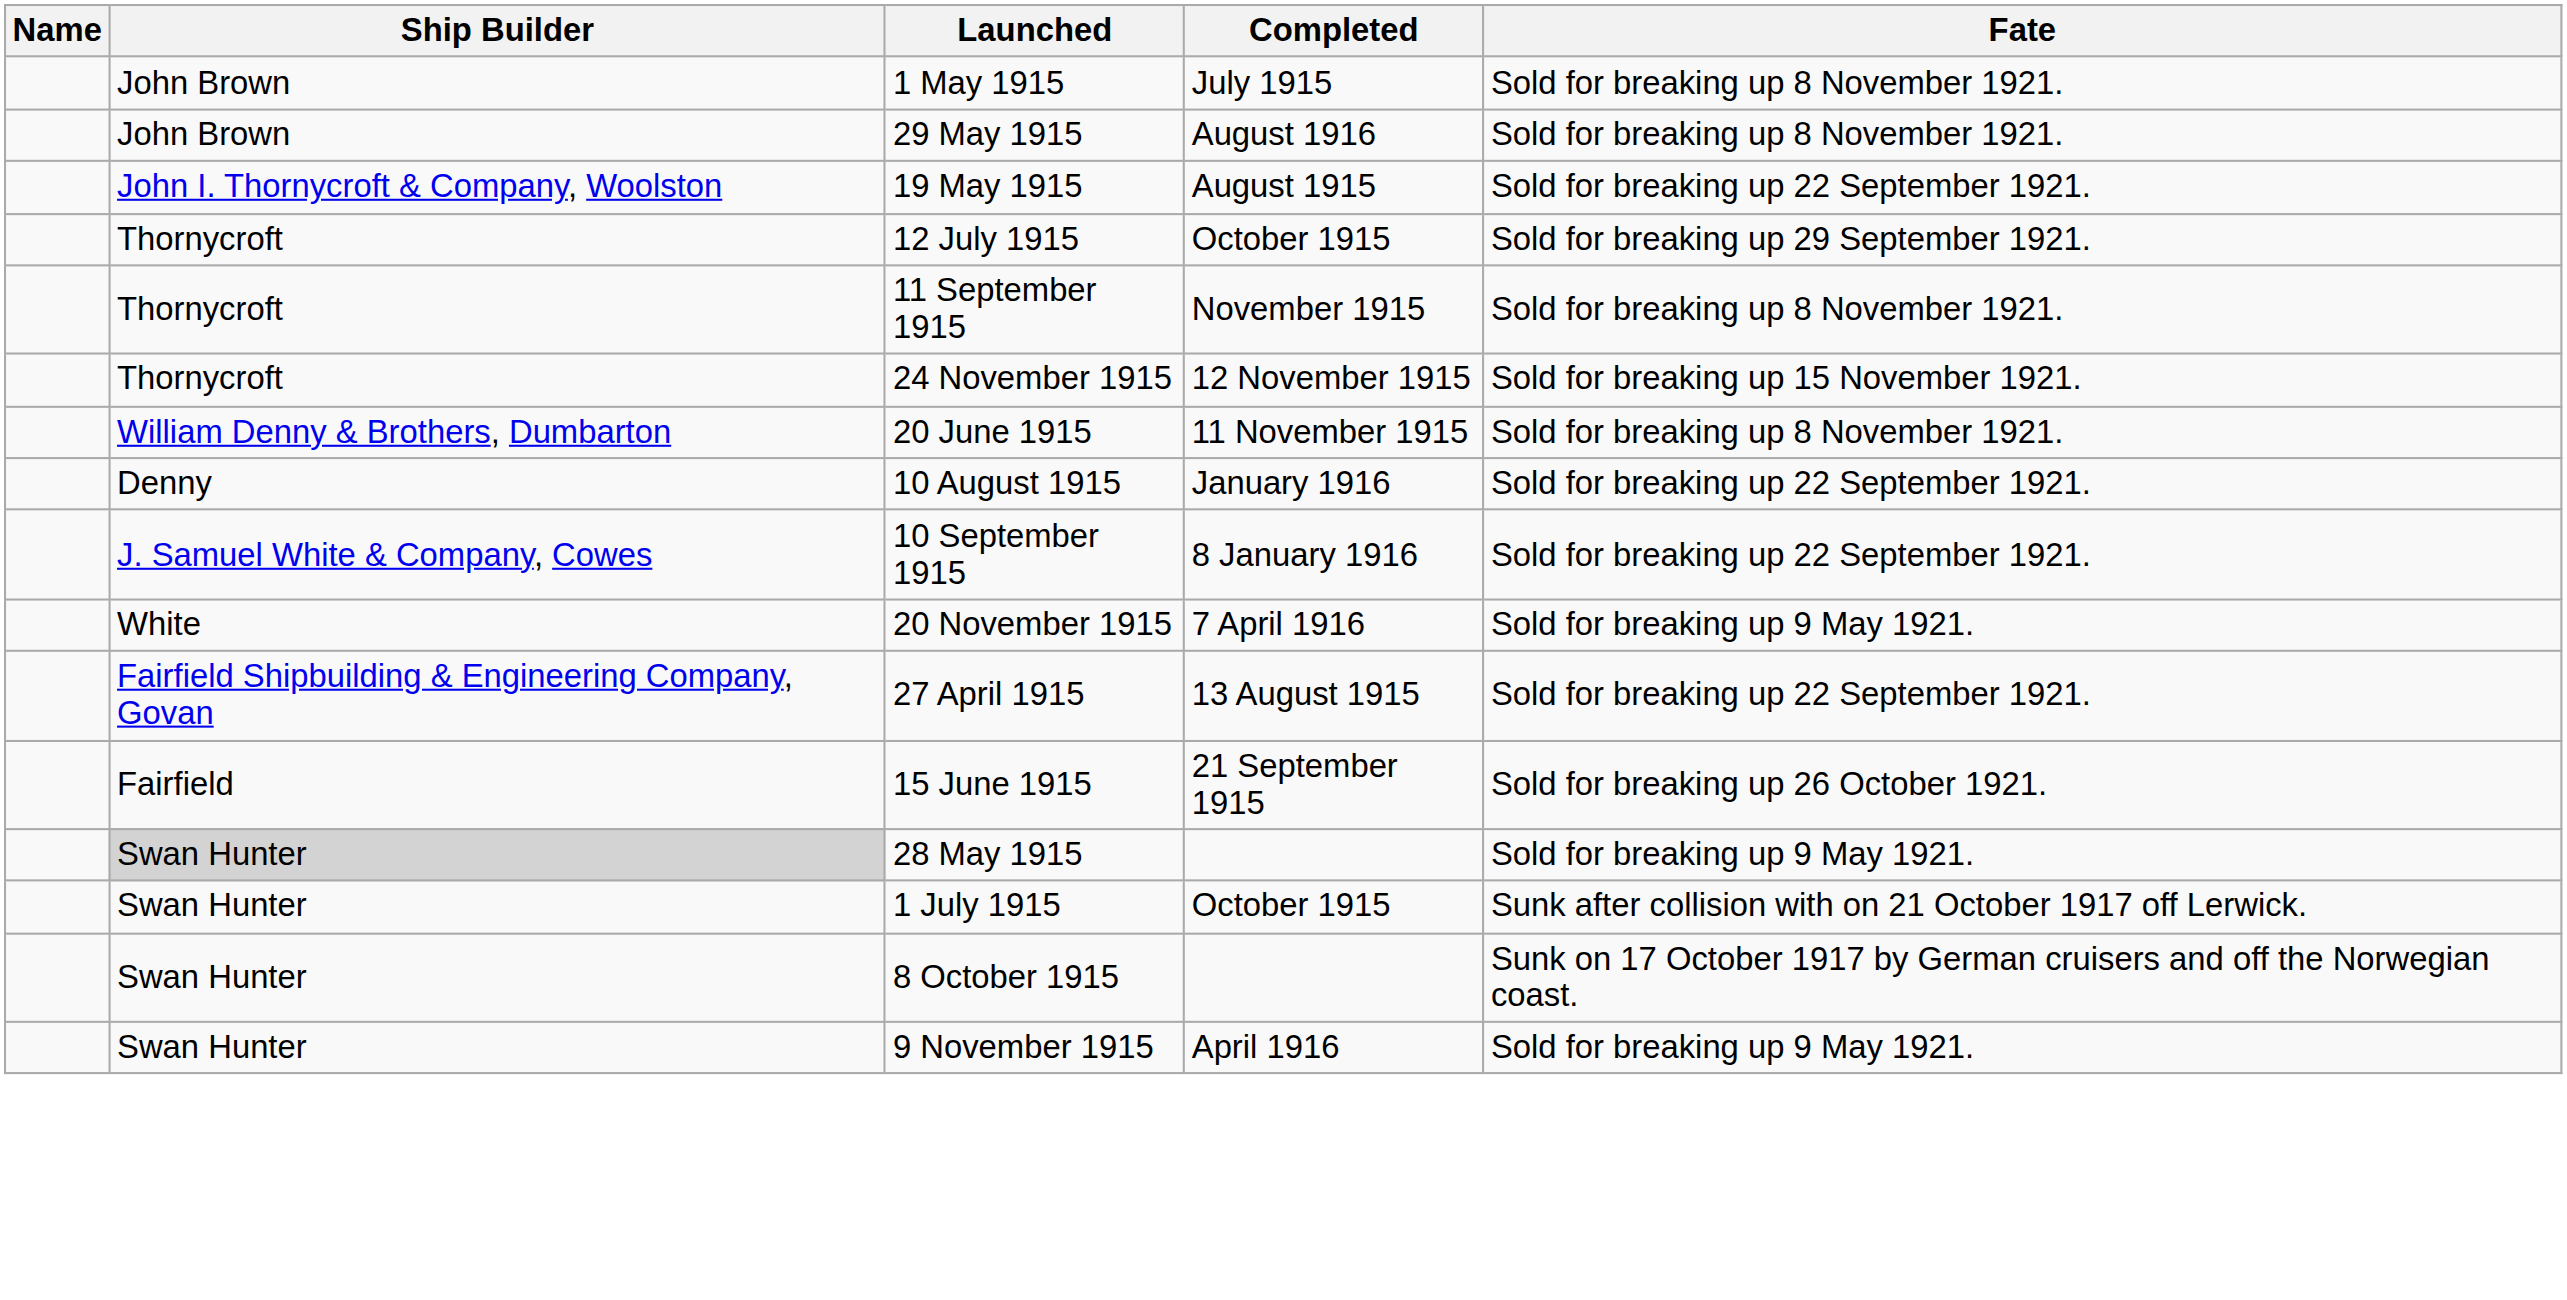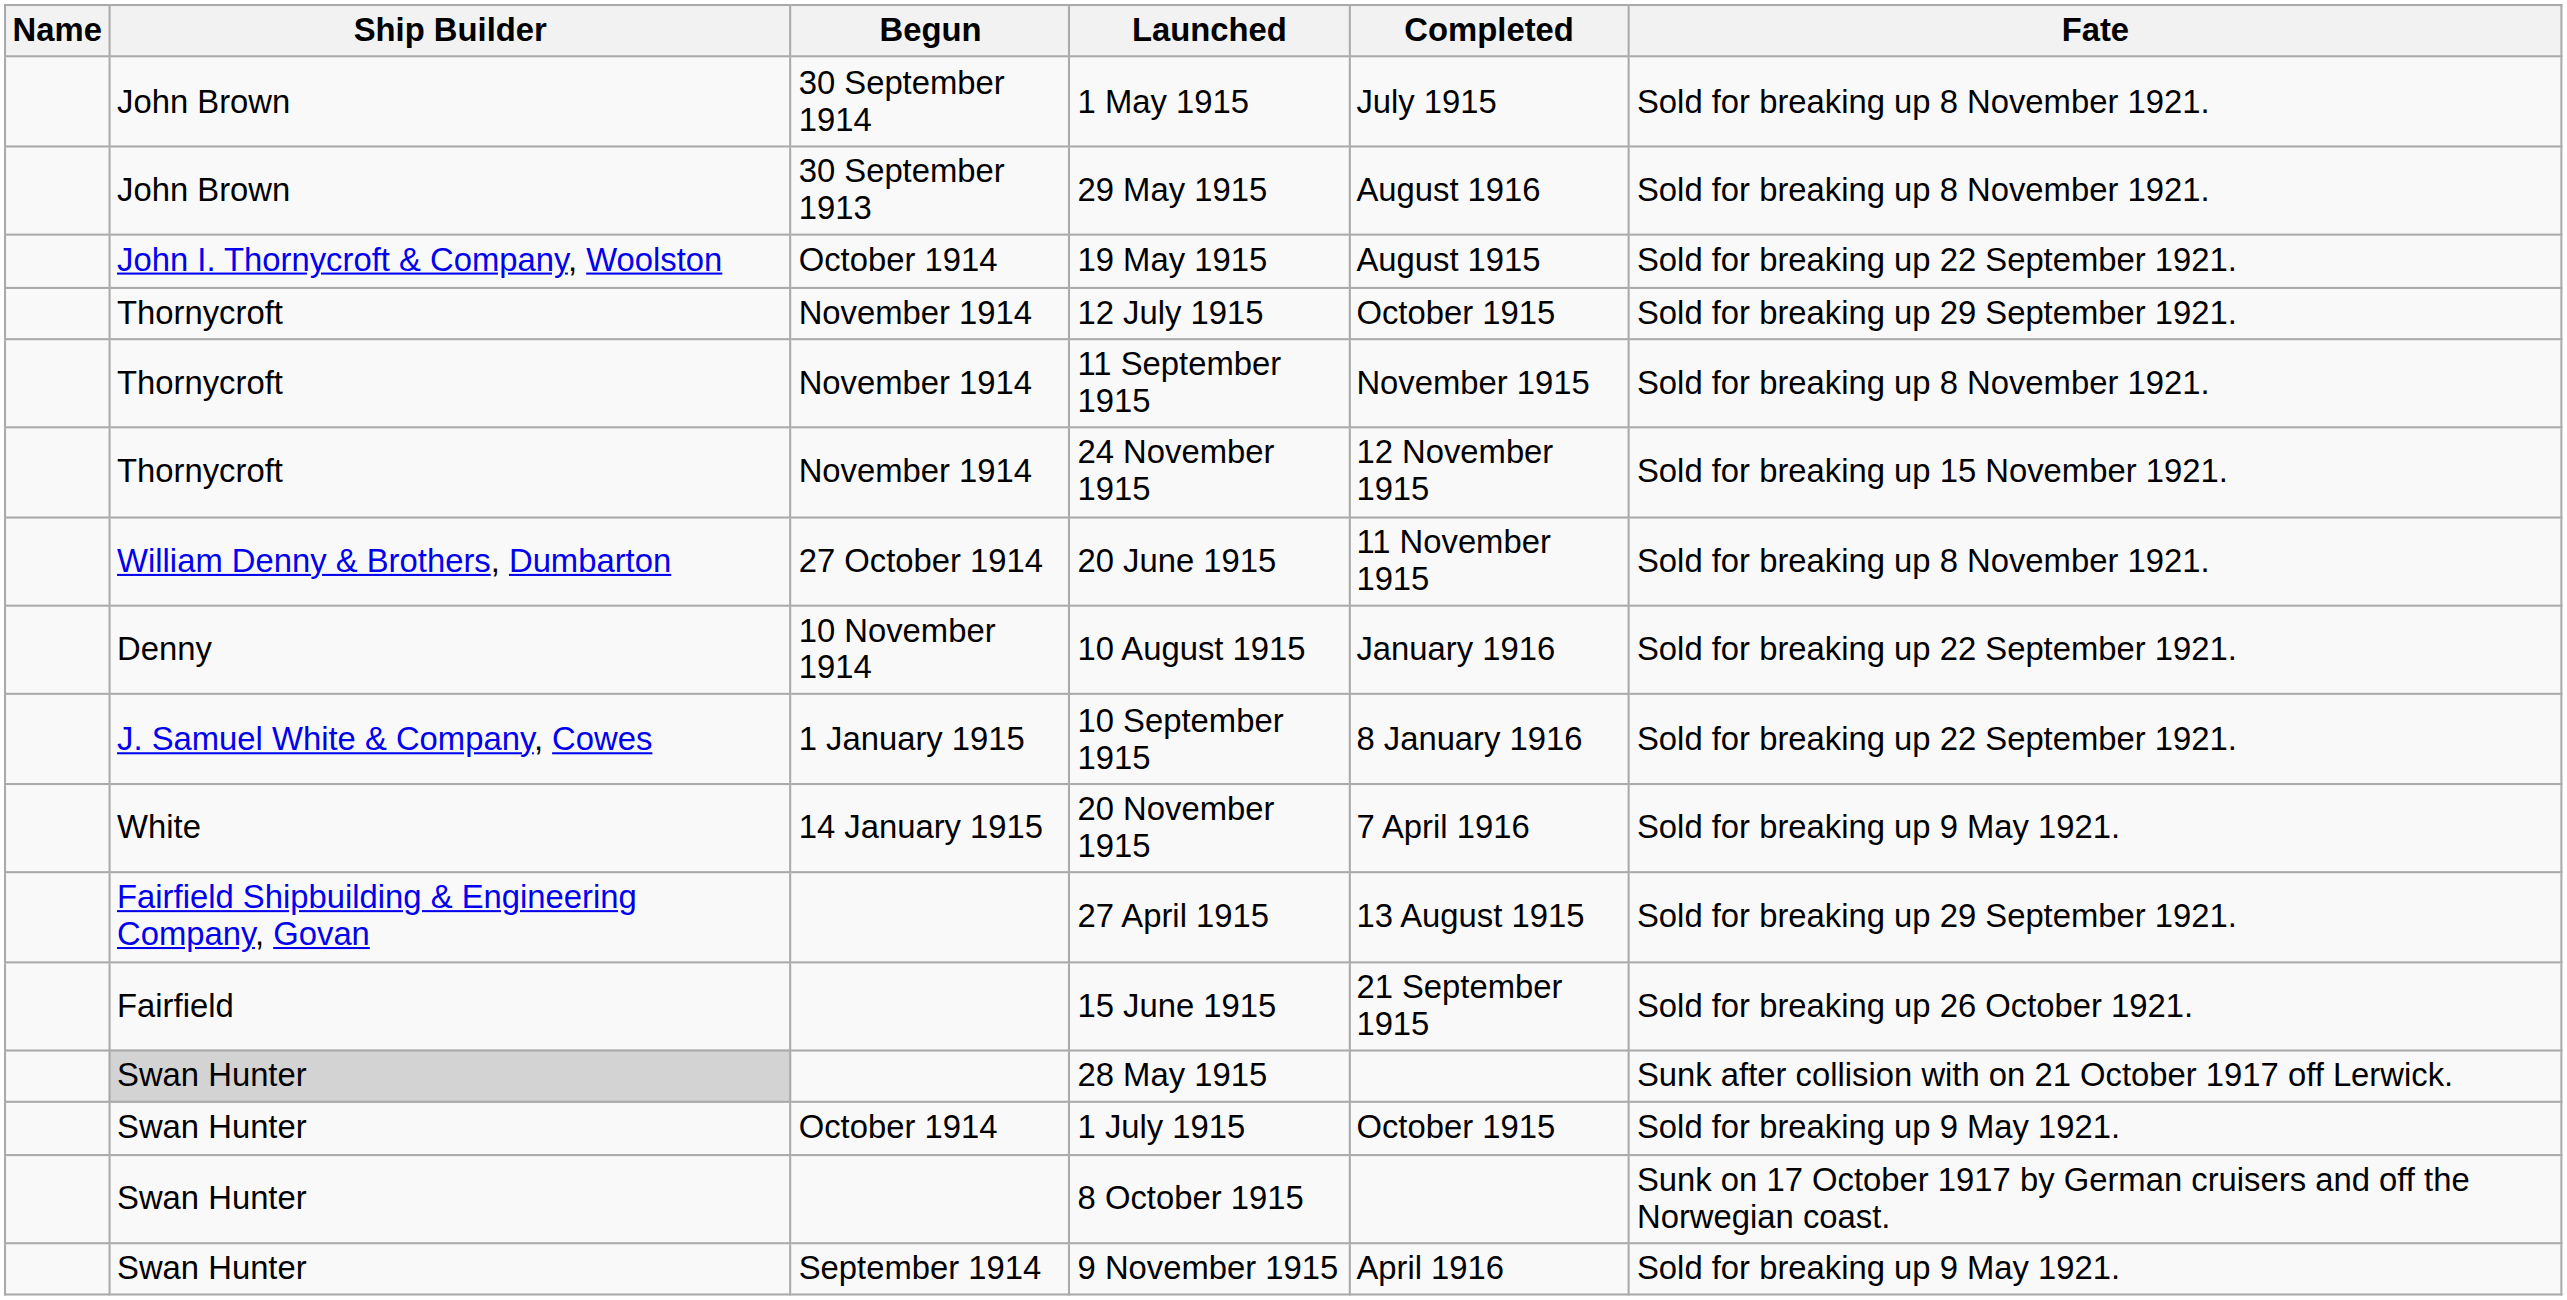+ column: (931, 30)
(1791, 694) Sold for breaking up 22 September 1921. -> (1937, 916) Sold for breaking up 29 September 1921.
(1732, 854) Sold for breaking up 9 May 1921. -> (2045, 1075) Sunk after collision with on 21 October 1917 off Lerwick.
(1899, 906) Sunk after collision with on 21 October 1917 off Lerwick. -> (1879, 1127) Sold for breaking up 9 May 1921.
